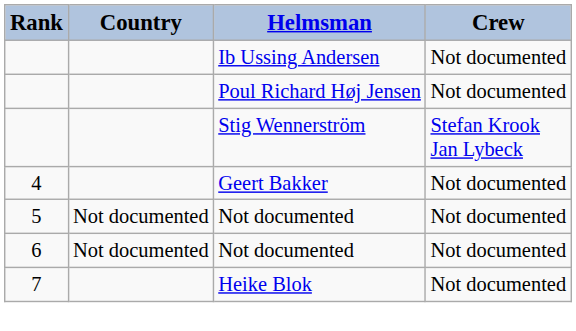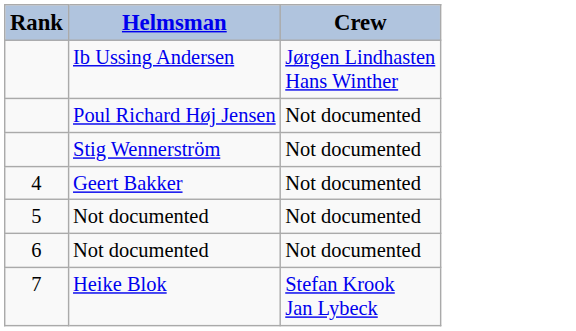- column: (141, 22)
(498, 57) Not documented -> (360, 69) Jørgen Lindhasten Hans Winther
(485, 136) Stefan Krook Jan Lybeck -> (353, 148) Not documented
(498, 283) Not documented -> (340, 295) Stefan Krook Jan Lybeck
